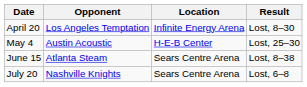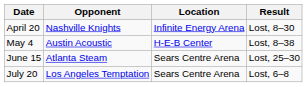(98, 27) Los Angeles Temptation -> (83, 27) Nashville Knights
(274, 43) Lost, 25–30 -> (272, 43) Lost, 8–38
(272, 58) Lost, 8–38 -> (274, 58) Lost, 25–30
(83, 74) Nashville Knights -> (98, 74) Los Angeles Temptation
